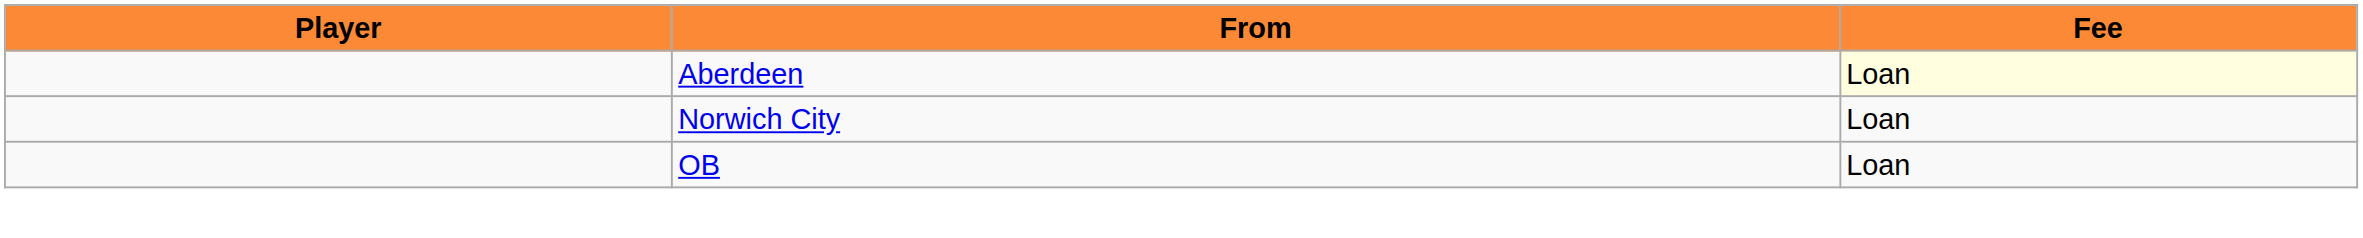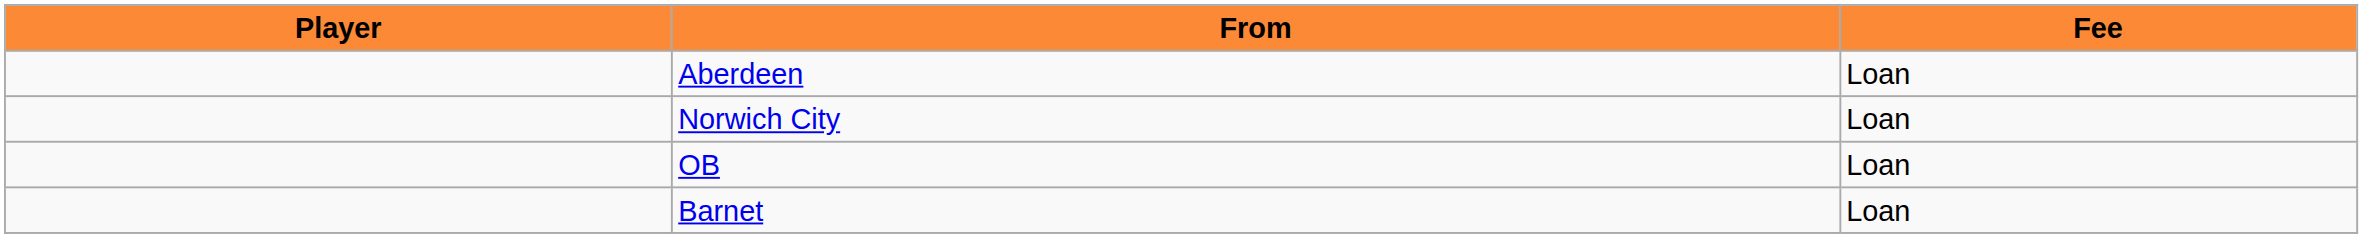(1878, 74) lightyellow background -> (1878, 74) no background
+ row: (721, 211)
